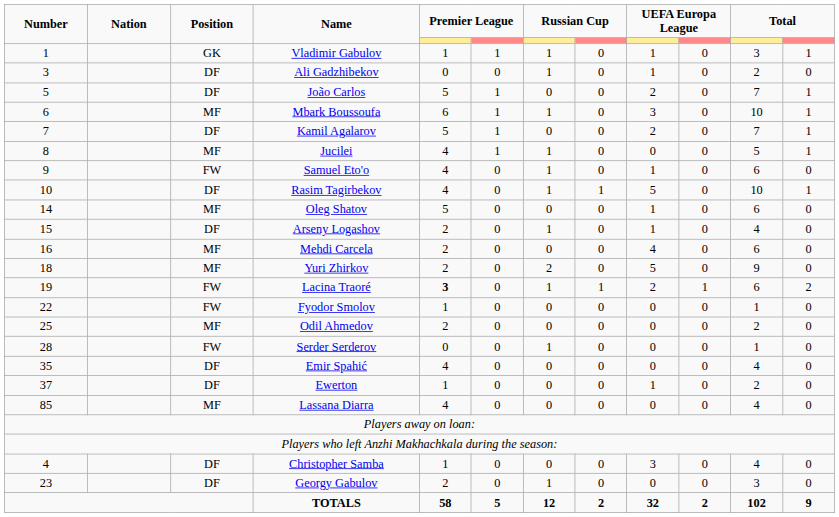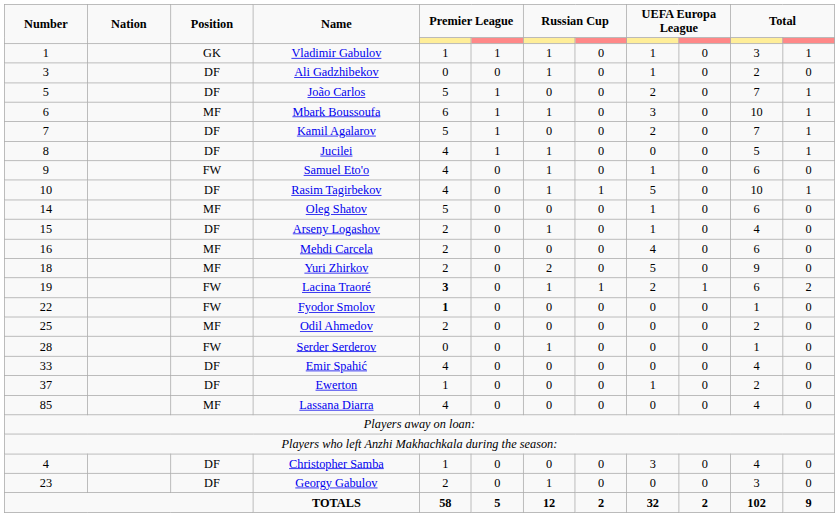(212, 151) MF -> (212, 151) DF
(445, 307) normal -> (445, 307) bold
(46, 365) 35 -> (46, 365) 33
